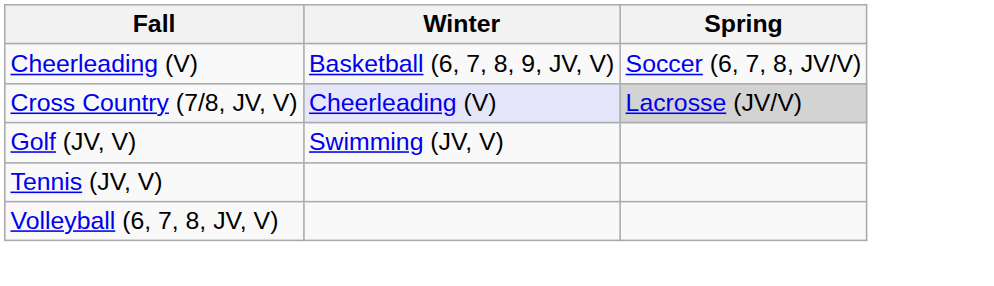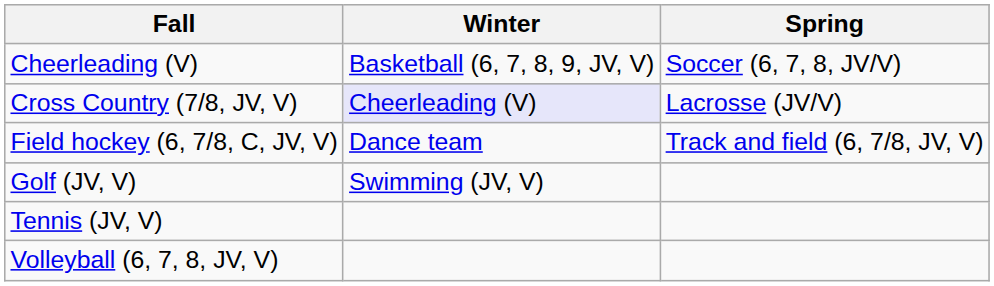(714, 102) lightgrey background -> (754, 102) no background
+ row: (174, 142)
